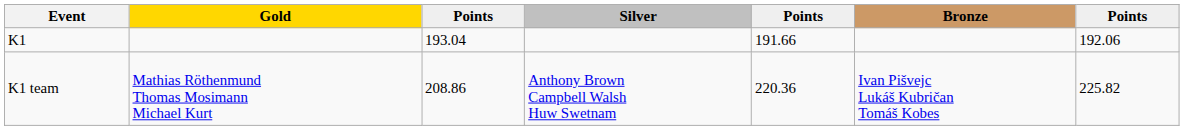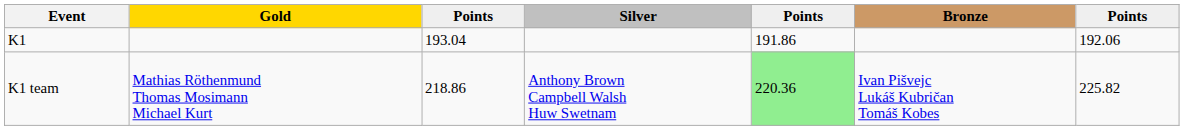(775, 39) 191.66 -> (775, 39) 191.86
(445, 88) 208.86 -> (445, 88) 218.86
(775, 88) no background -> (775, 88) lightgreen background
